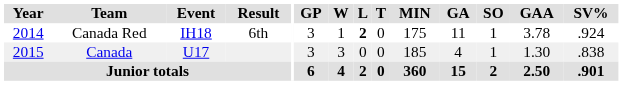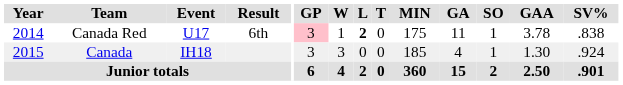(196, 32) IH18 -> (196, 32) U17
(311, 32) no background -> (311, 32) pink background
(591, 32) .924 -> (591, 32) .838
(196, 52) U17 -> (196, 52) IH18
(591, 52) .838 -> (591, 52) .924
